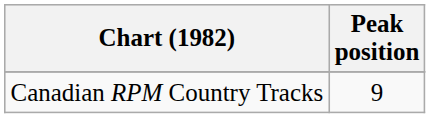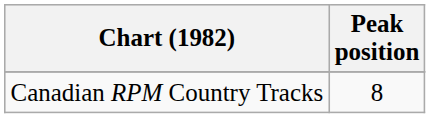(377, 91) 9 -> (377, 91) 8
